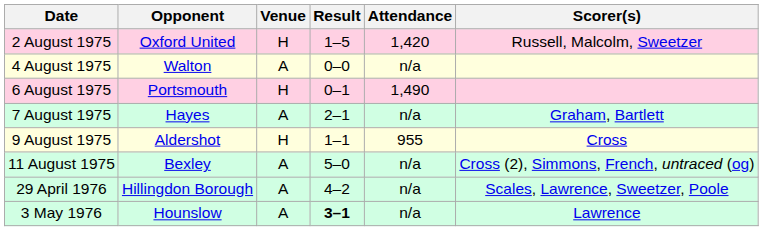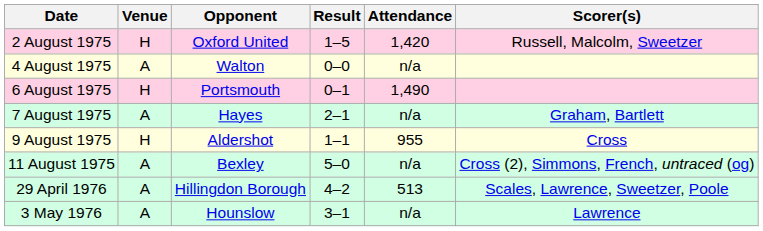columns swapped: (188, 16) <-> (283, 16)
(410, 189) n/a -> (410, 189) 513
(337, 213) bold -> (337, 213) normal
